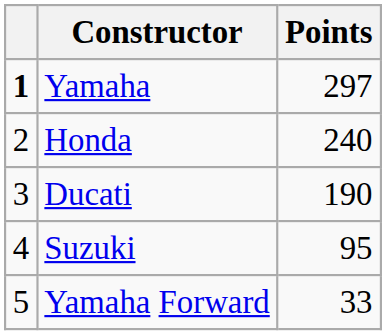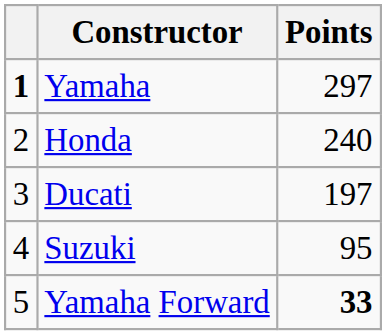(348, 194) 190 -> (348, 194) 197
(356, 302) normal -> (356, 302) bold
